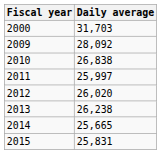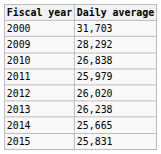(95, 45) 28,092 -> (95, 45) 28,292
(95, 77) 25,997 -> (95, 77) 25,979
